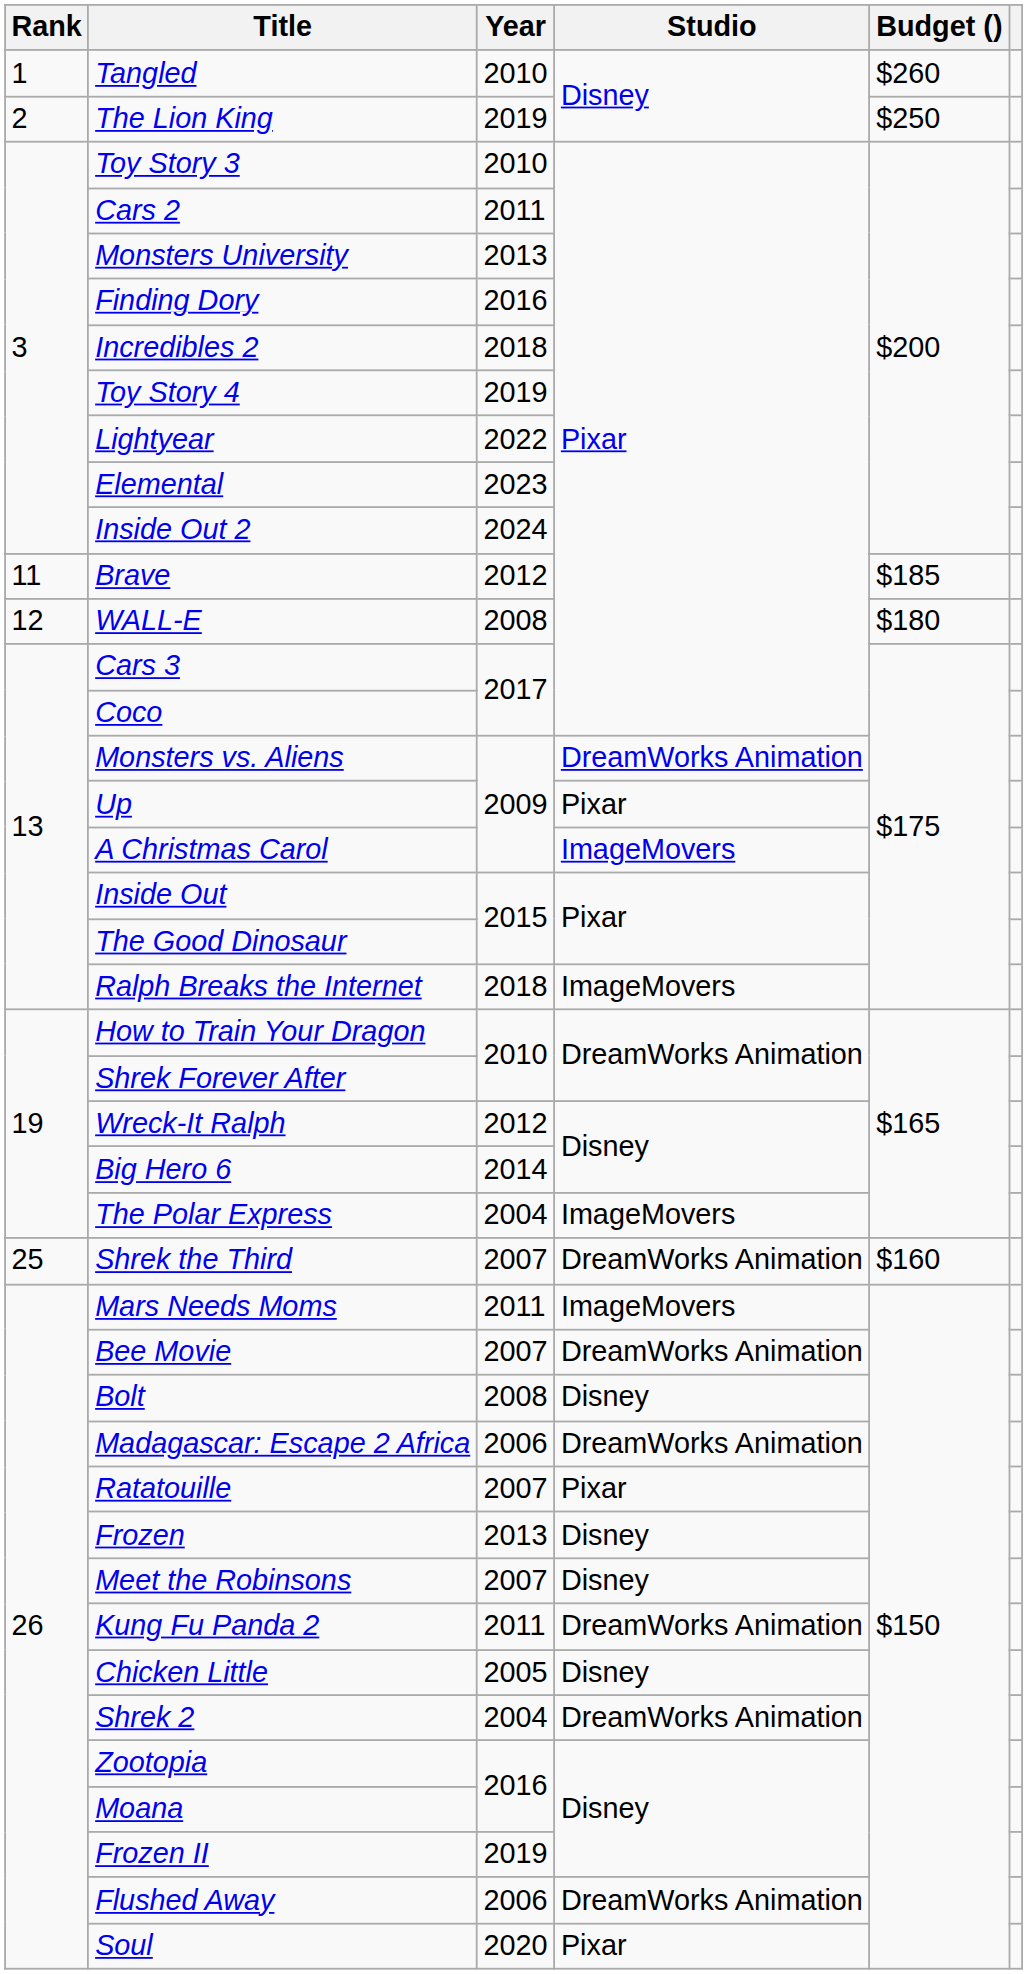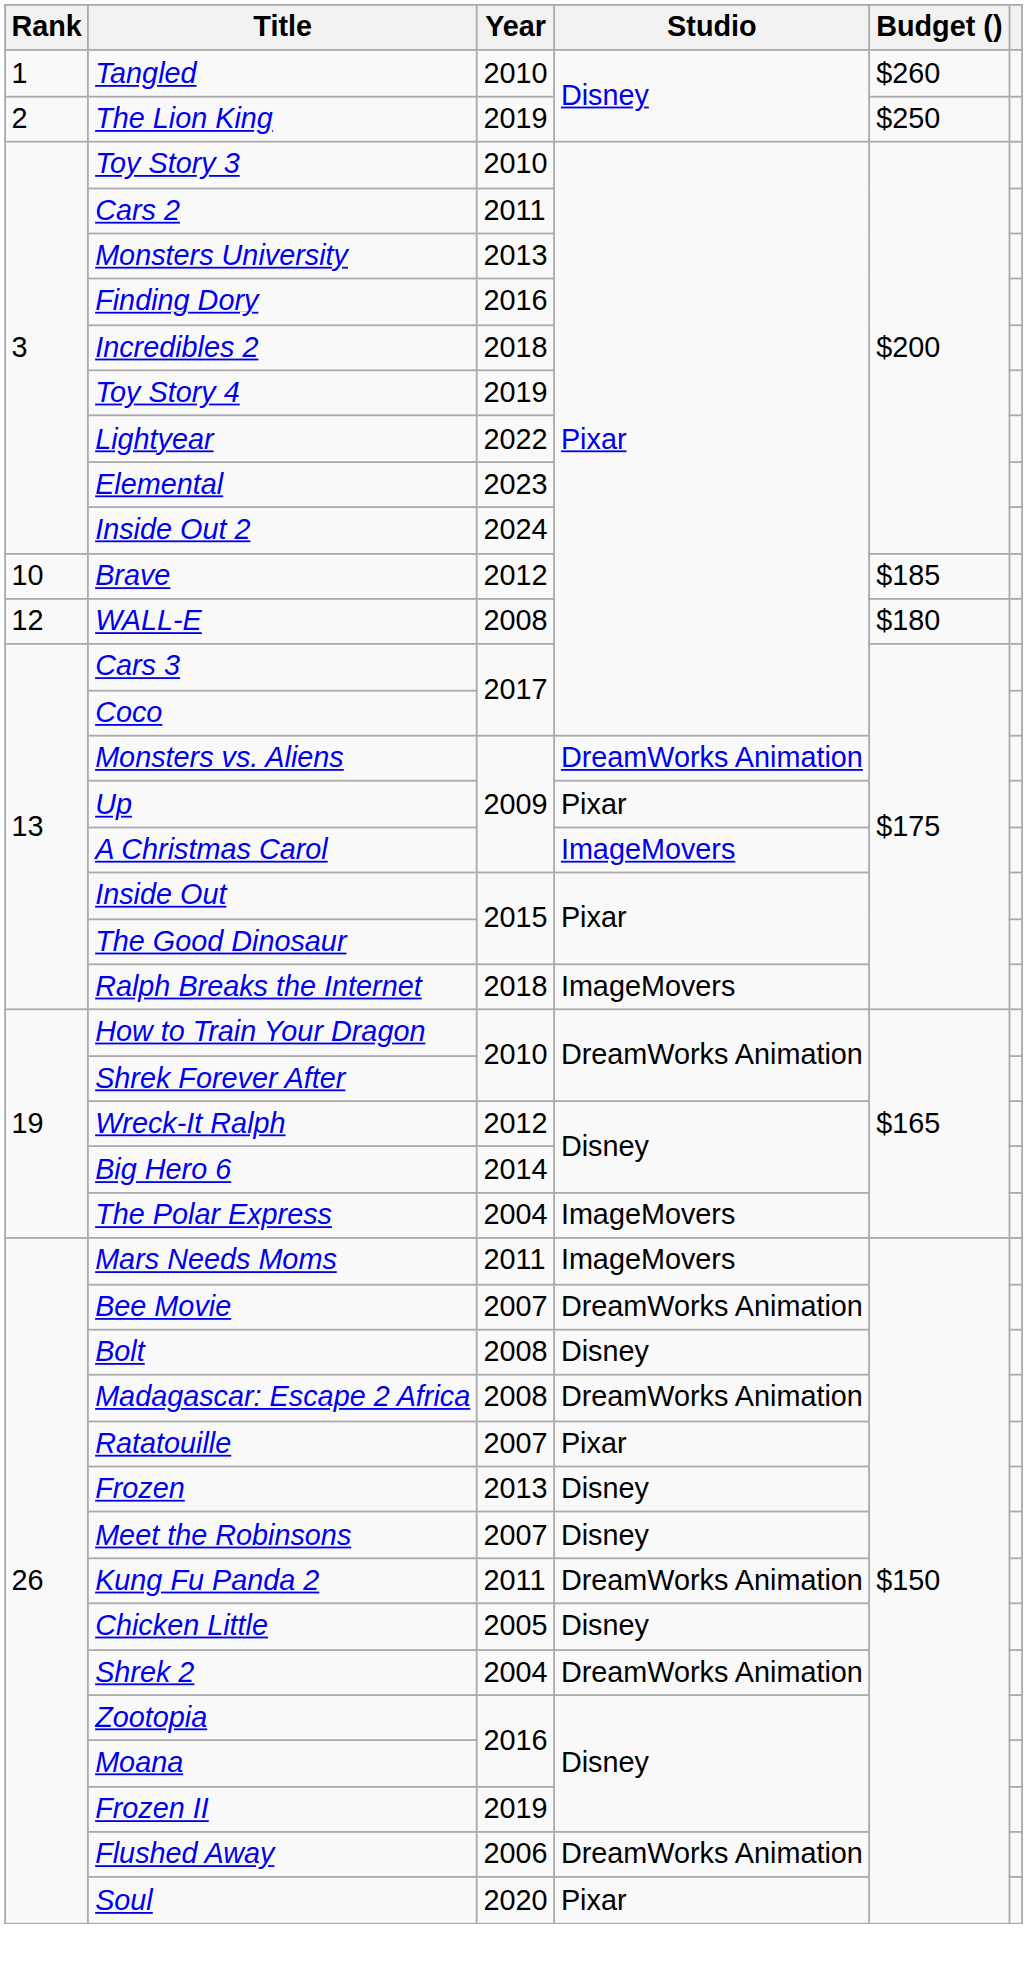(26, 575) 11 -> (27, 575) 10
- row: (194, 1260)
(516, 1443) 2006 -> (516, 1397) 2008
